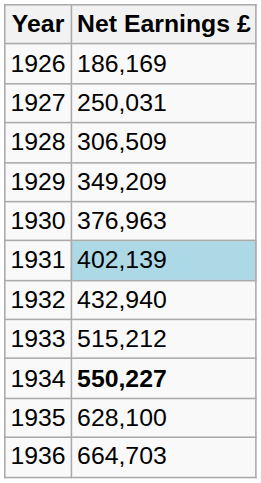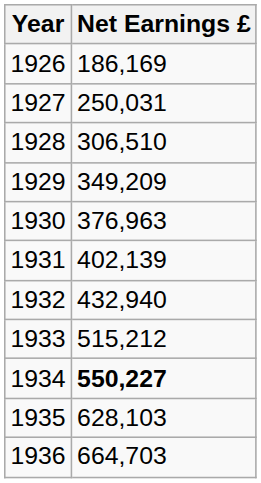(122, 142) 306,509 -> (122, 142) 306,510
(122, 260) lightblue background -> (122, 260) no background
(122, 417) 628,100 -> (122, 417) 628,103
